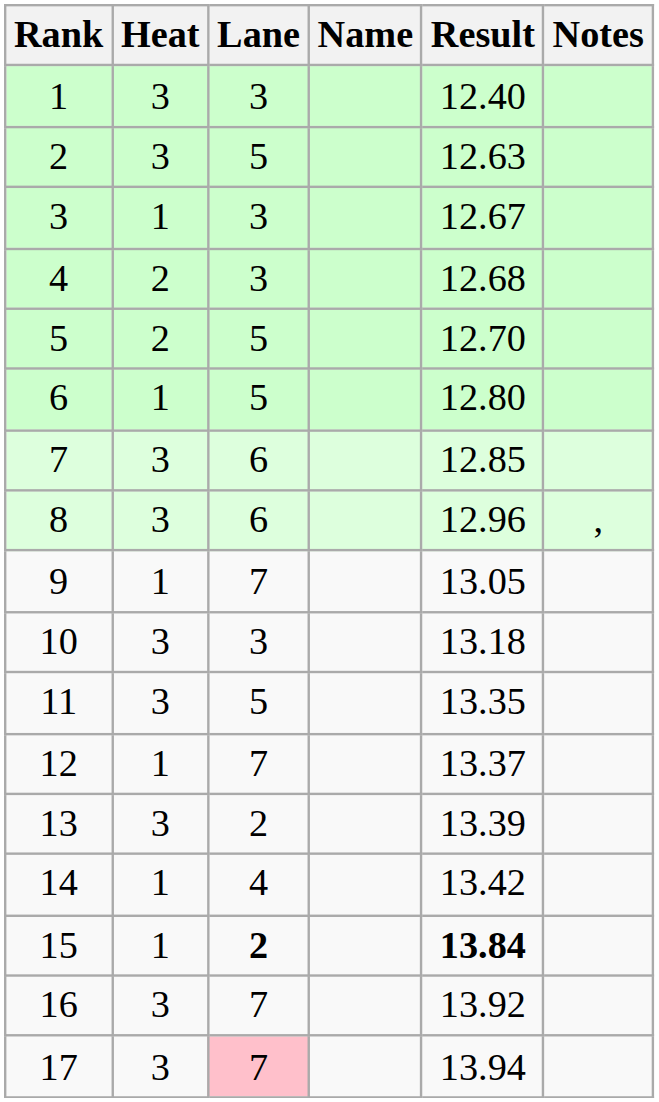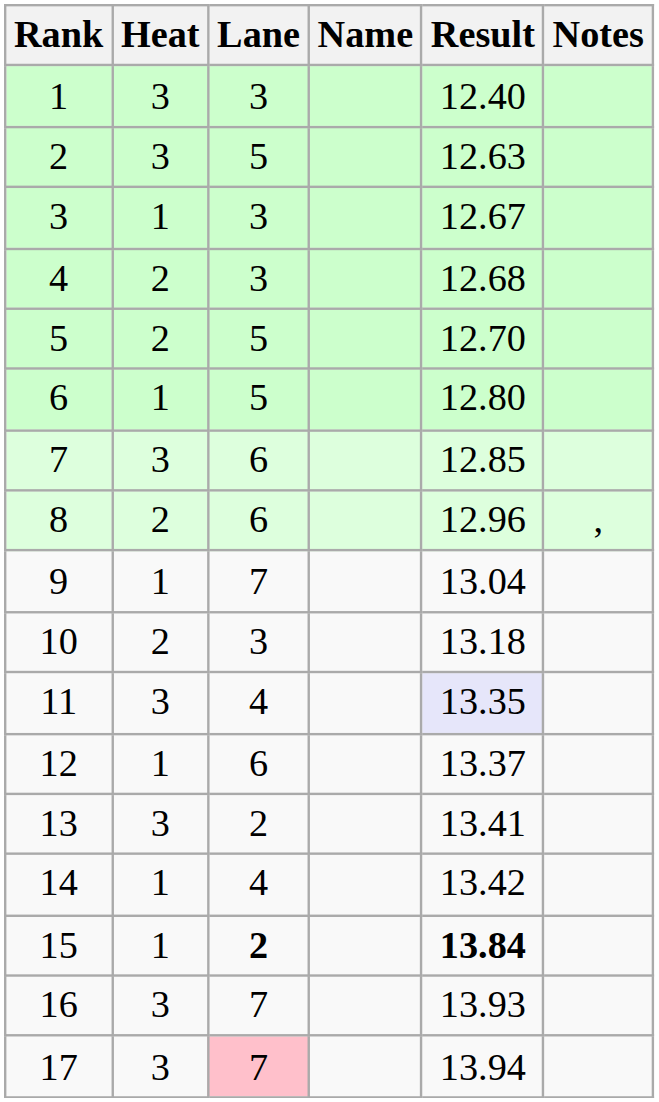(160, 519) 3 -> (160, 519) 2
(483, 580) 13.05 -> (483, 580) 13.04
(160, 641) 3 -> (160, 641) 2
(259, 701) 5 -> (259, 701) 4
(483, 701) no background -> (483, 701) lavender background
(259, 762) 7 -> (259, 762) 6
(483, 823) 13.39 -> (483, 823) 13.41
(483, 1005) 13.92 -> (483, 1005) 13.93
